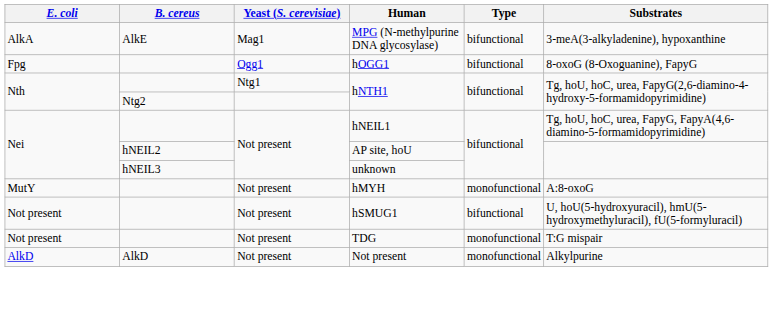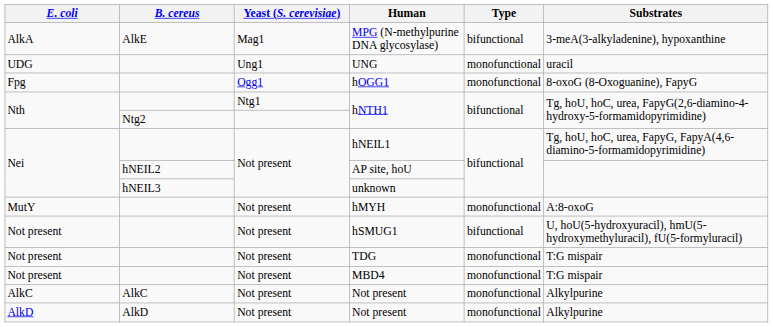+ row: (177, 64)
(495, 63) bifunctional -> (504, 82) monofunctional
+ row: (177, 275)
+ row: (135, 293)
